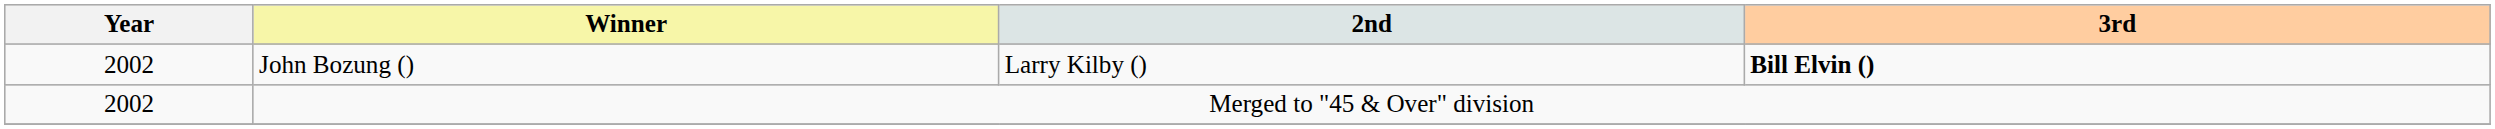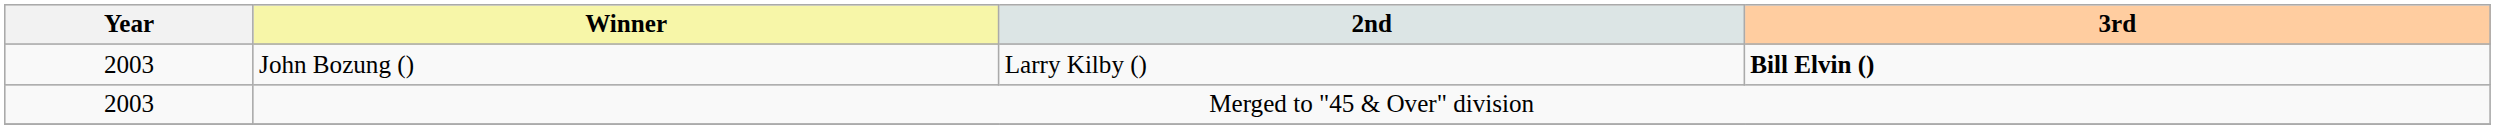(129, 64) 2002 -> (129, 64) 2003
(129, 104) 2002 -> (129, 104) 2003
